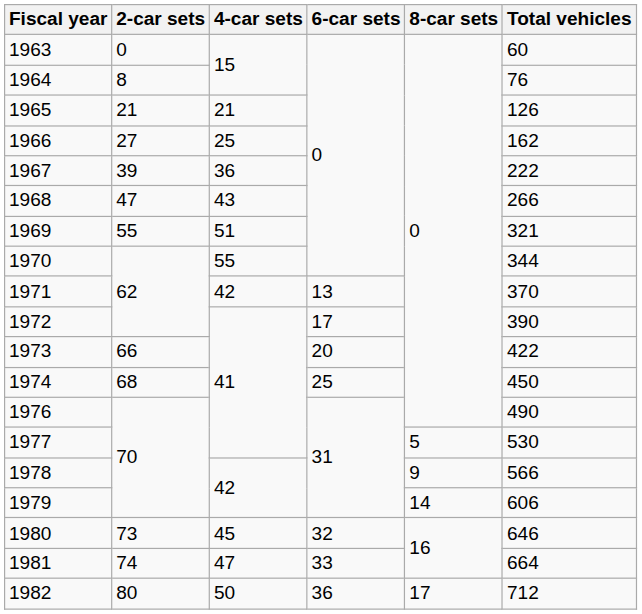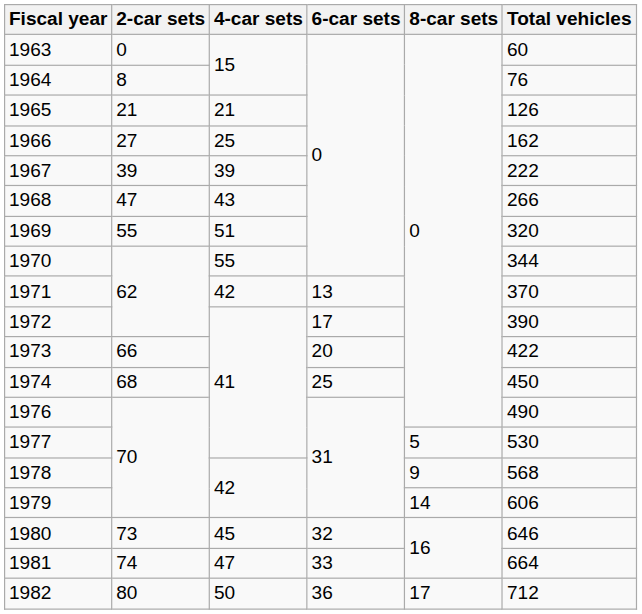(224, 170) 36 -> (224, 170) 39
(523, 230) 321 -> (523, 230) 320
(523, 472) 566 -> (523, 472) 568
